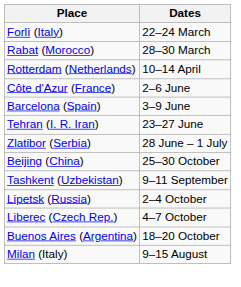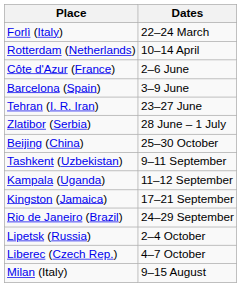- row: (51, 50)
+ row: (56, 180)
+ row: (57, 198)
+ row: (65, 217)
- row: (72, 236)
